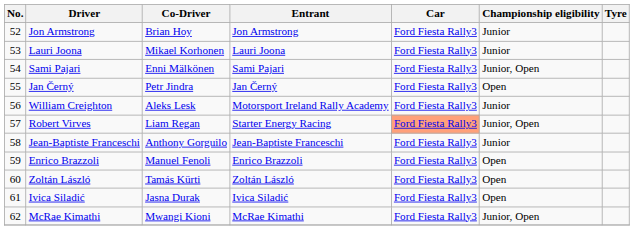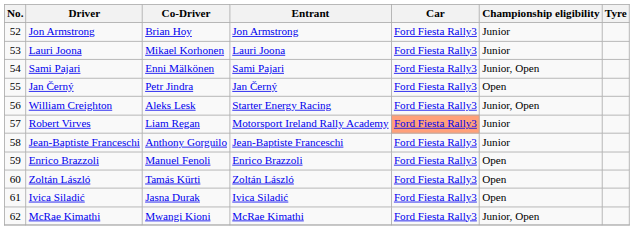(310, 105) Motorsport Ireland Rally Academy -> (282, 105) Starter Energy Racing
(496, 105) Junior -> (511, 105) Junior, Open
(282, 123) Starter Energy Racing -> (310, 123) Motorsport Ireland Rally Academy
(511, 123) Junior, Open -> (496, 123) Junior
